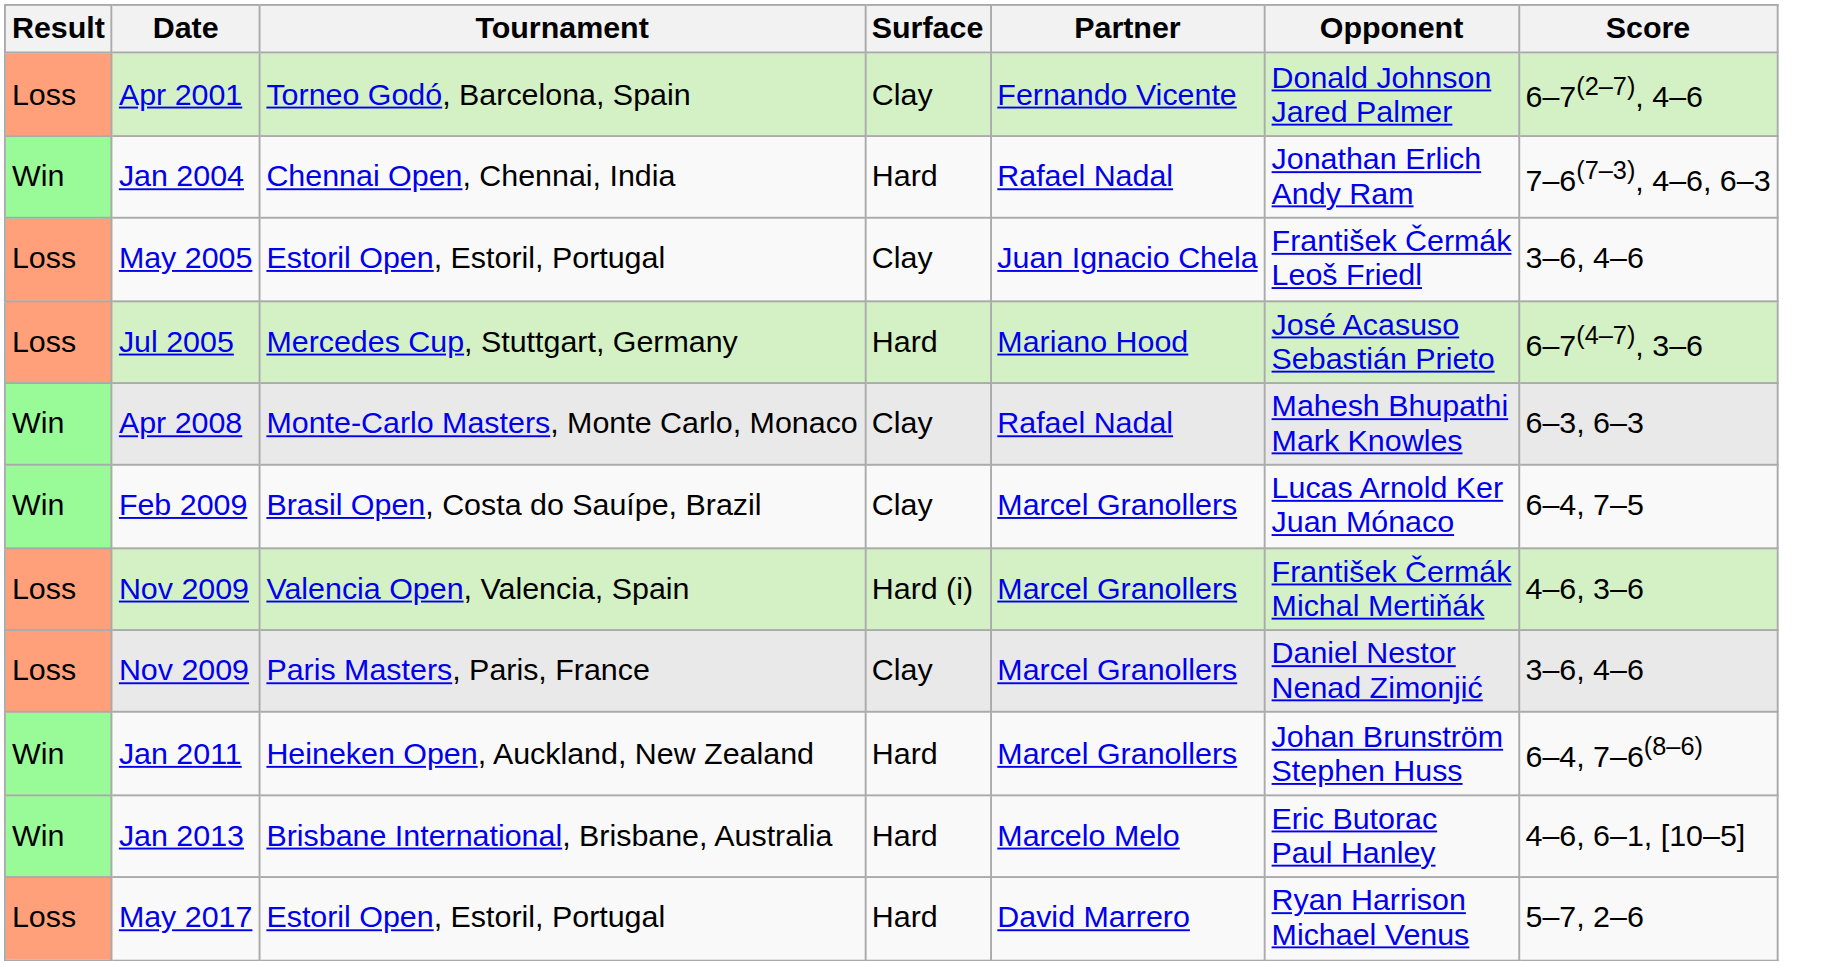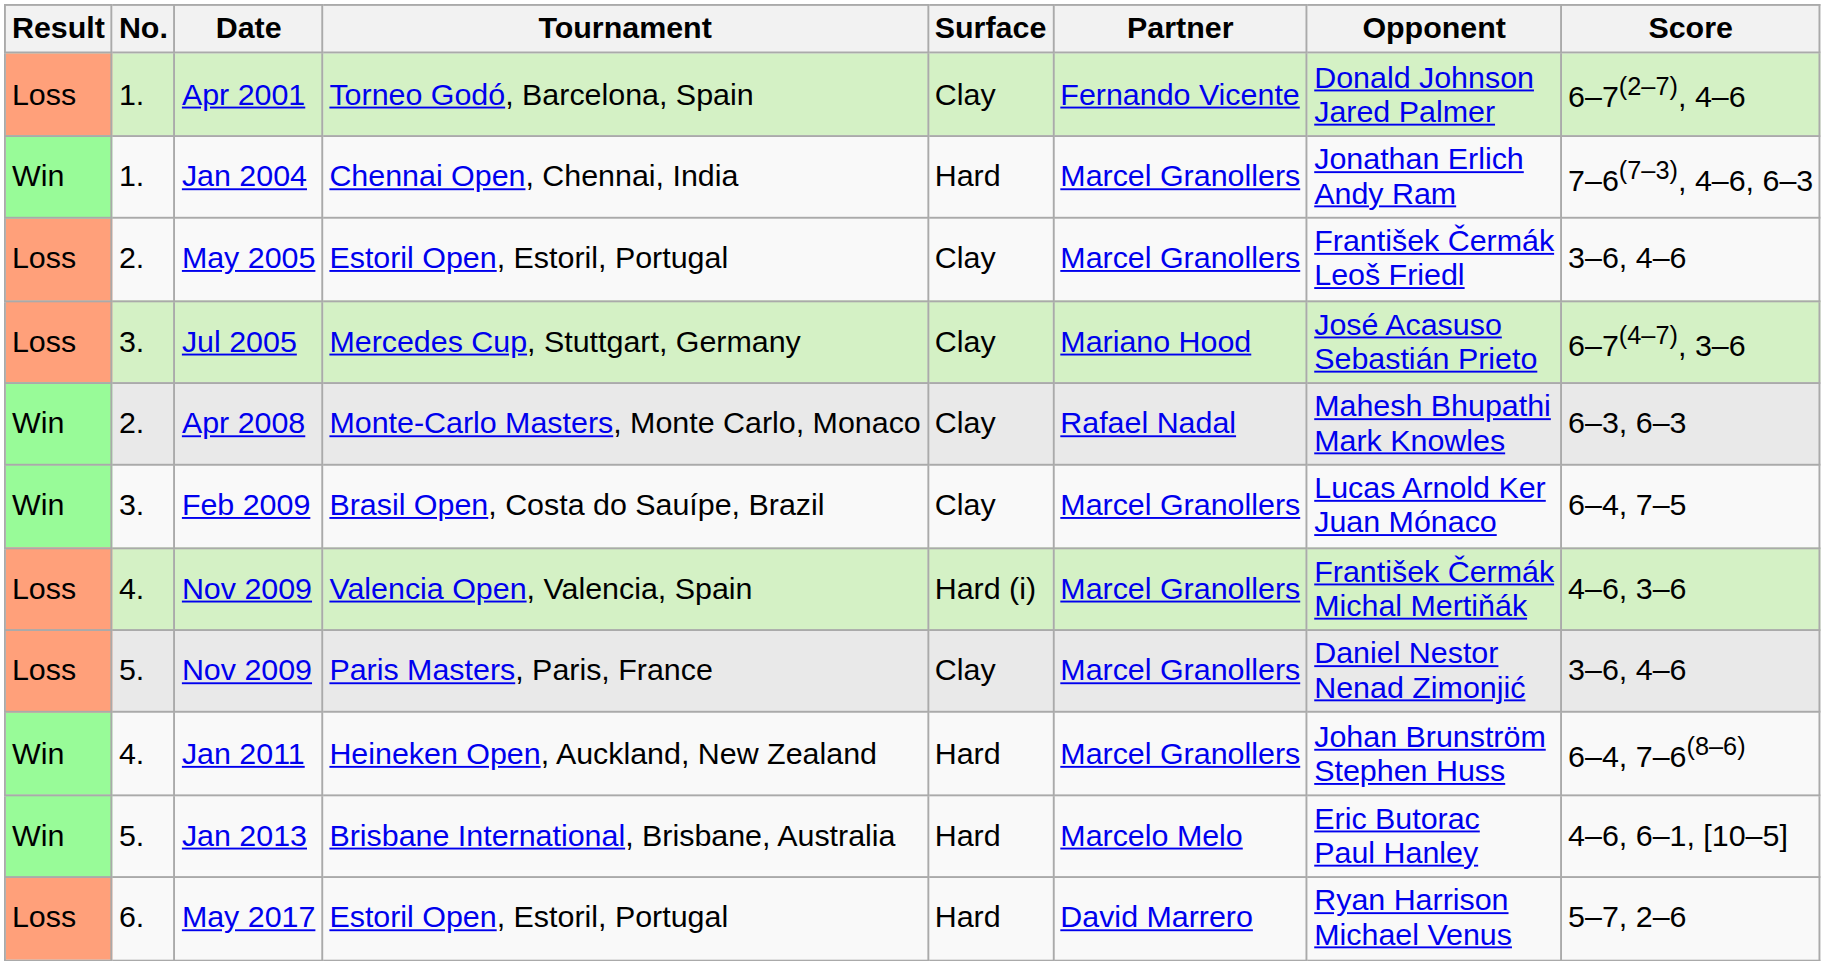+ column: (143, 28)
(1085, 176) Rafael Nadal -> (1180, 176) Marcel Granollers
(1127, 258) Juan Ignacio Chela -> (1180, 258) Marcel Granollers
(905, 341) Hard -> (965, 341) Clay
